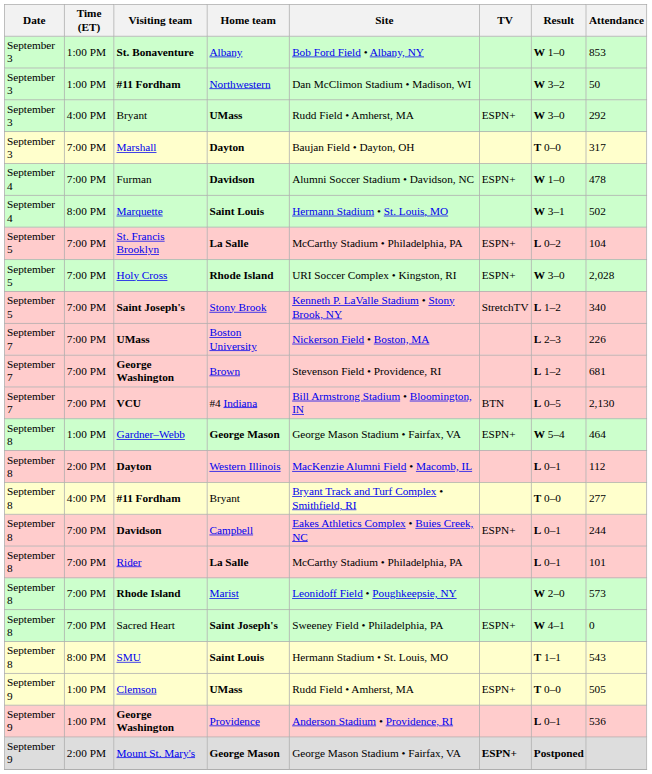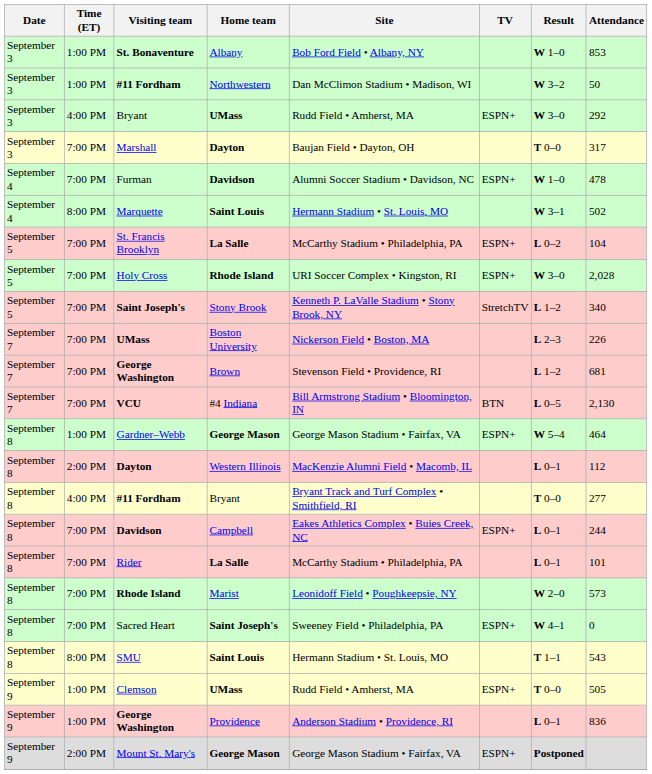(597, 721) 536 -> (597, 721) 836
(499, 753) bold -> (499, 753) normal
